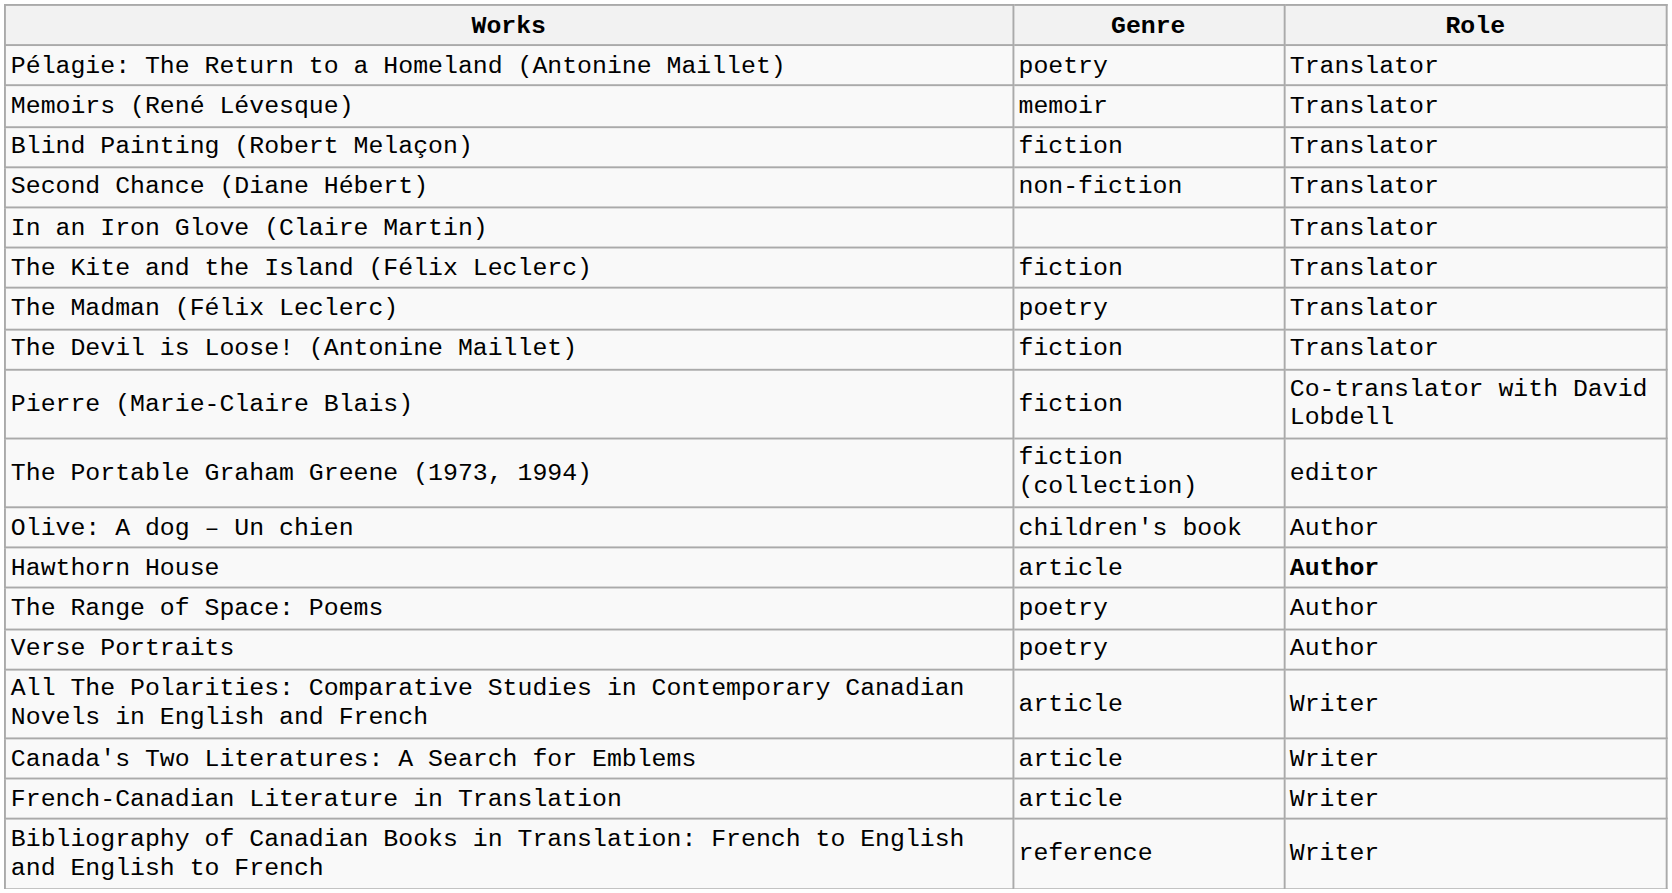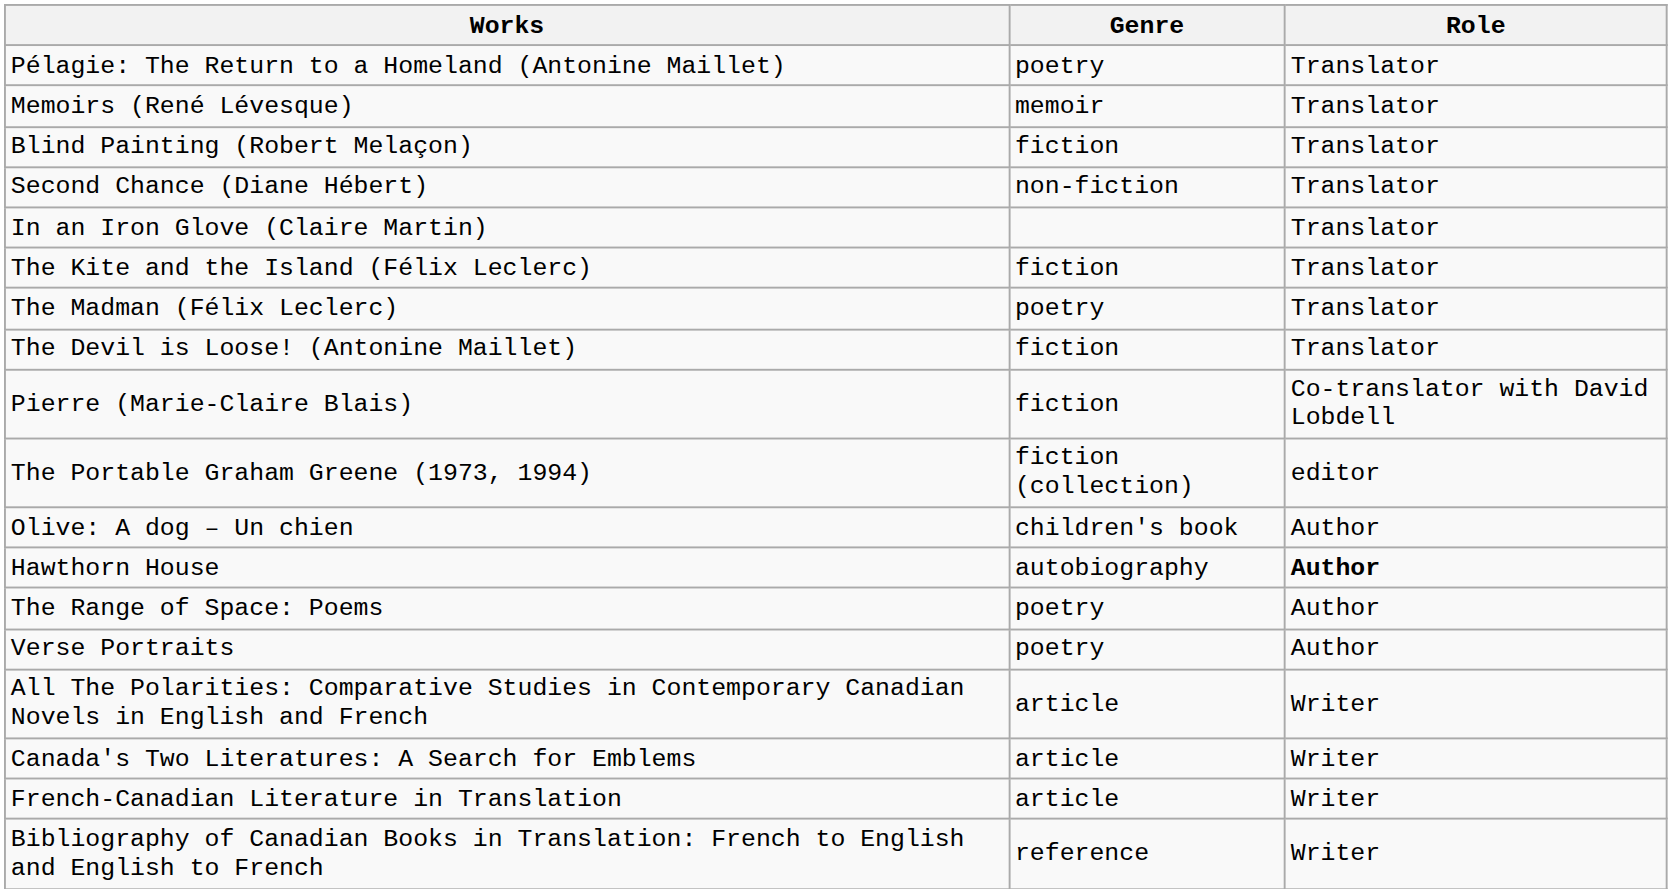(1071, 568) article -> (1112, 568) autobiography
